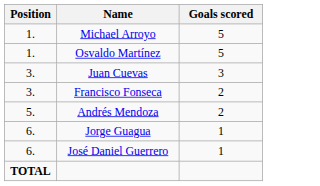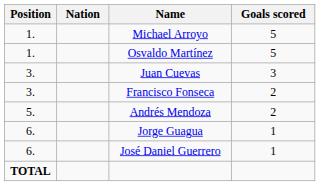+ column: (83, 14)
